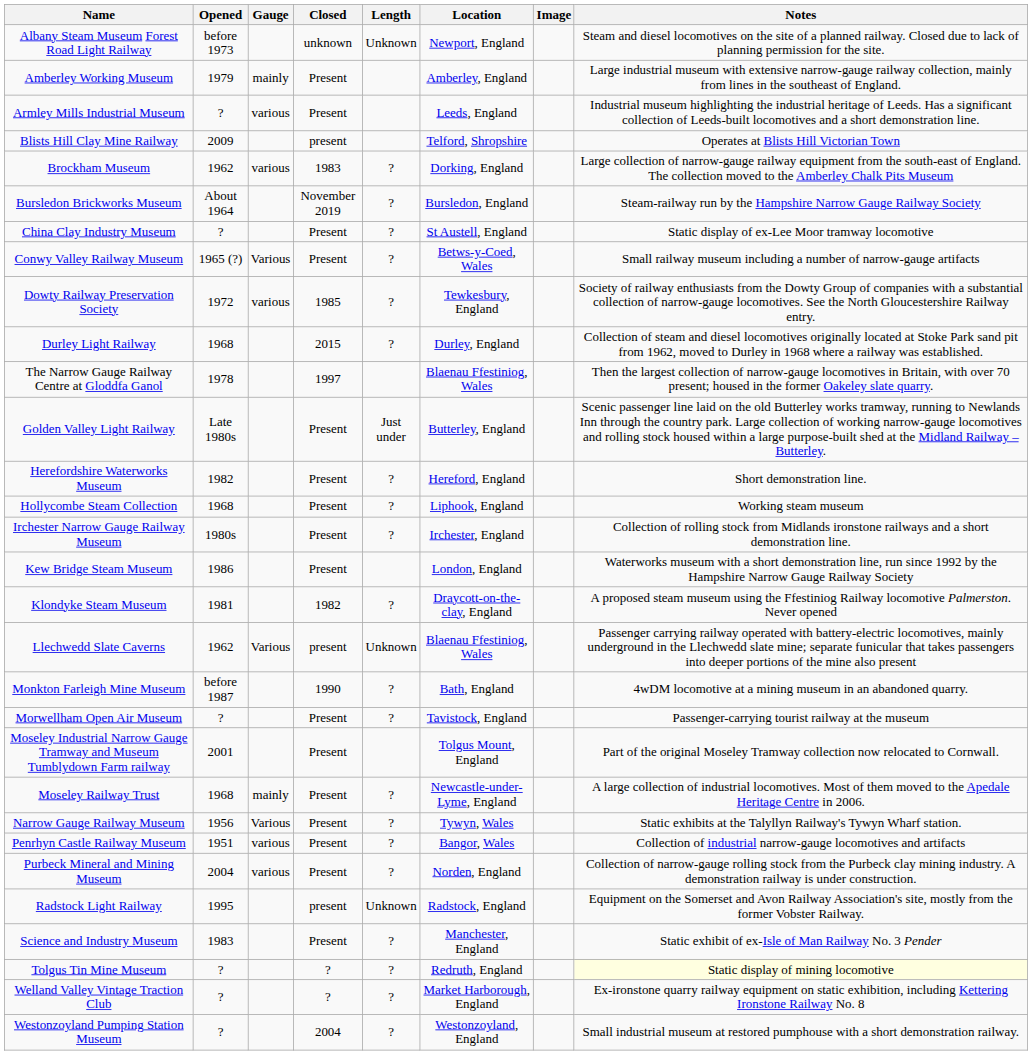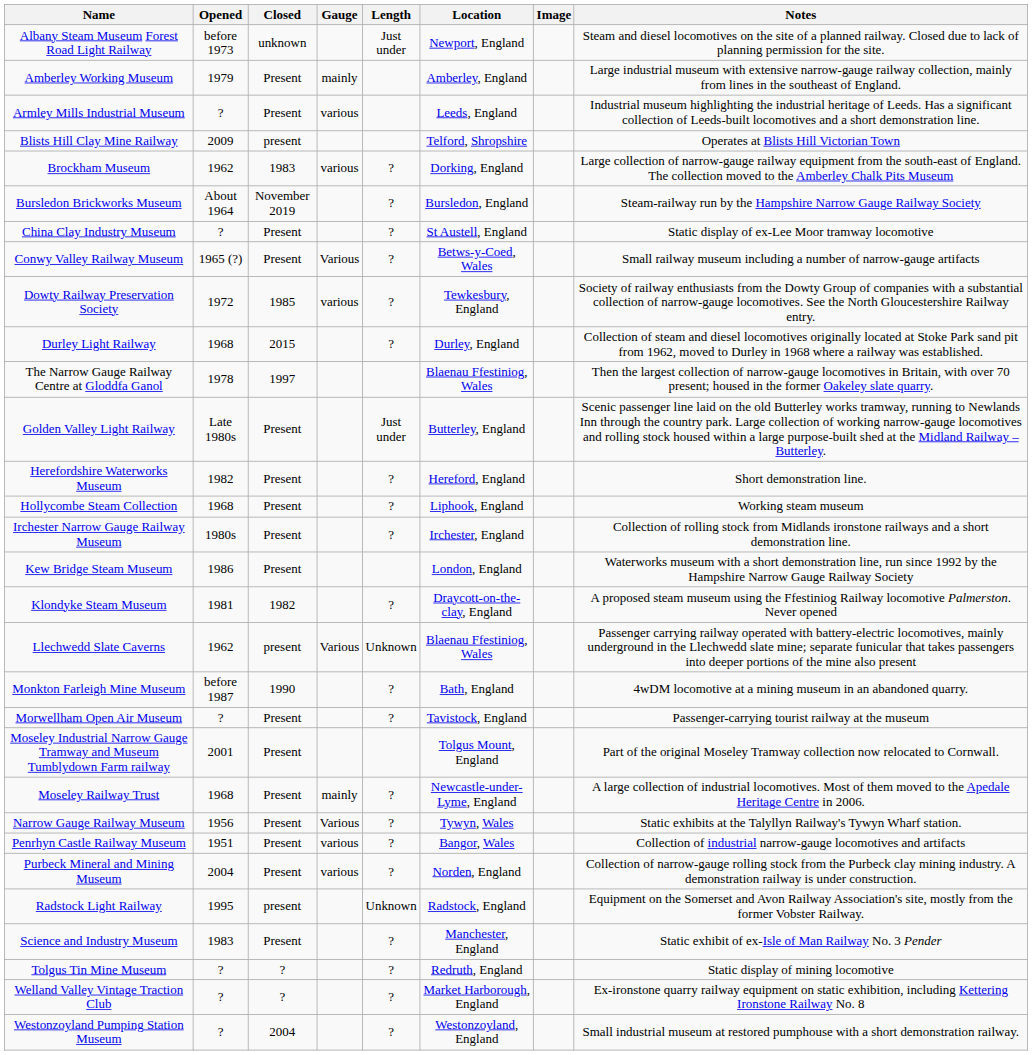columns swapped: (328, 14) <-> (271, 14)
(391, 42) Unknown -> (391, 42) Just under
(801, 969) lightyellow background -> (801, 969) no background
